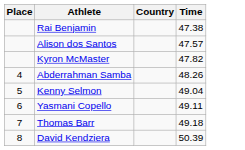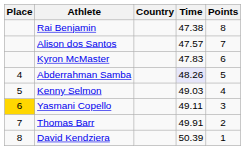+ column: (223, 12)
(191, 59) 47.82 -> (191, 59) 47.83
(191, 75) no background -> (191, 75) lavender background
(191, 91) 49.04 -> (191, 91) 49.03
(20, 106) no background -> (20, 106) gold background
(191, 122) 49.18 -> (191, 122) 49.91
